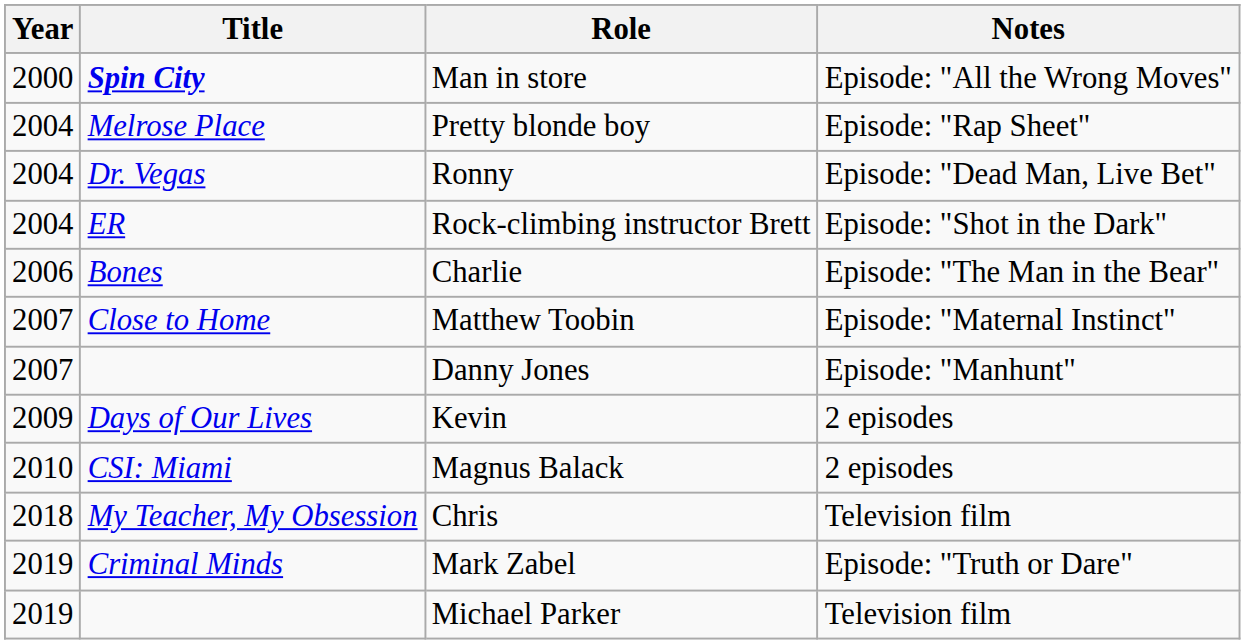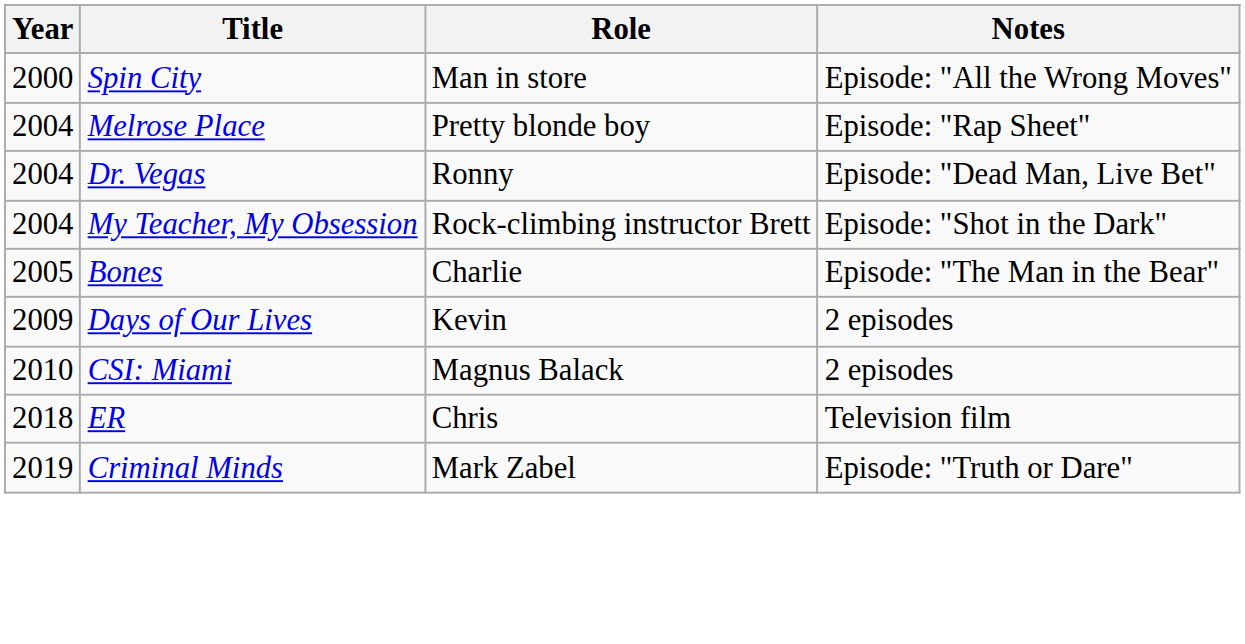(146, 77) bold -> (144, 77) normal
(106, 223) ER -> (253, 223) My Teacher, My Obsession
(43, 272) 2006 -> (43, 272) 2005
- row: (533, 321)
- row: (511, 369)
(253, 516) My Teacher, My Obsession -> (106, 418) ER
- row: (526, 613)
